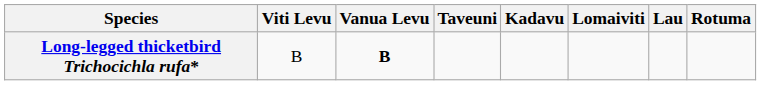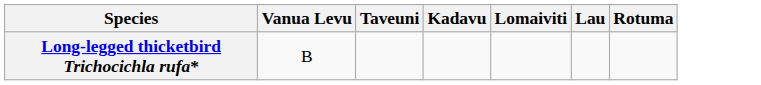- column: (297, 18)
(384, 55) bold -> (307, 55) normal
